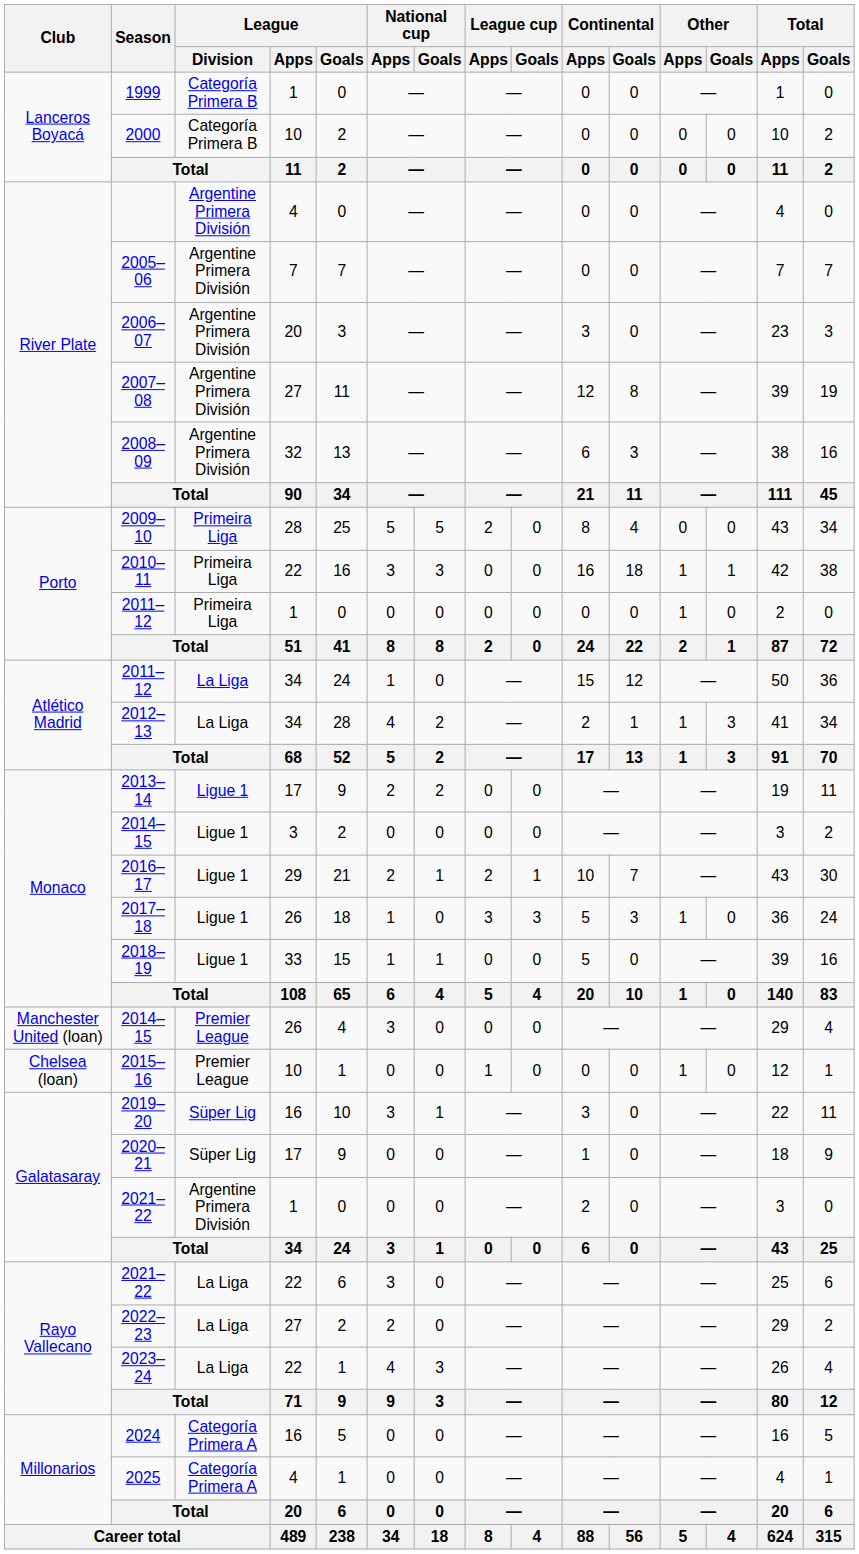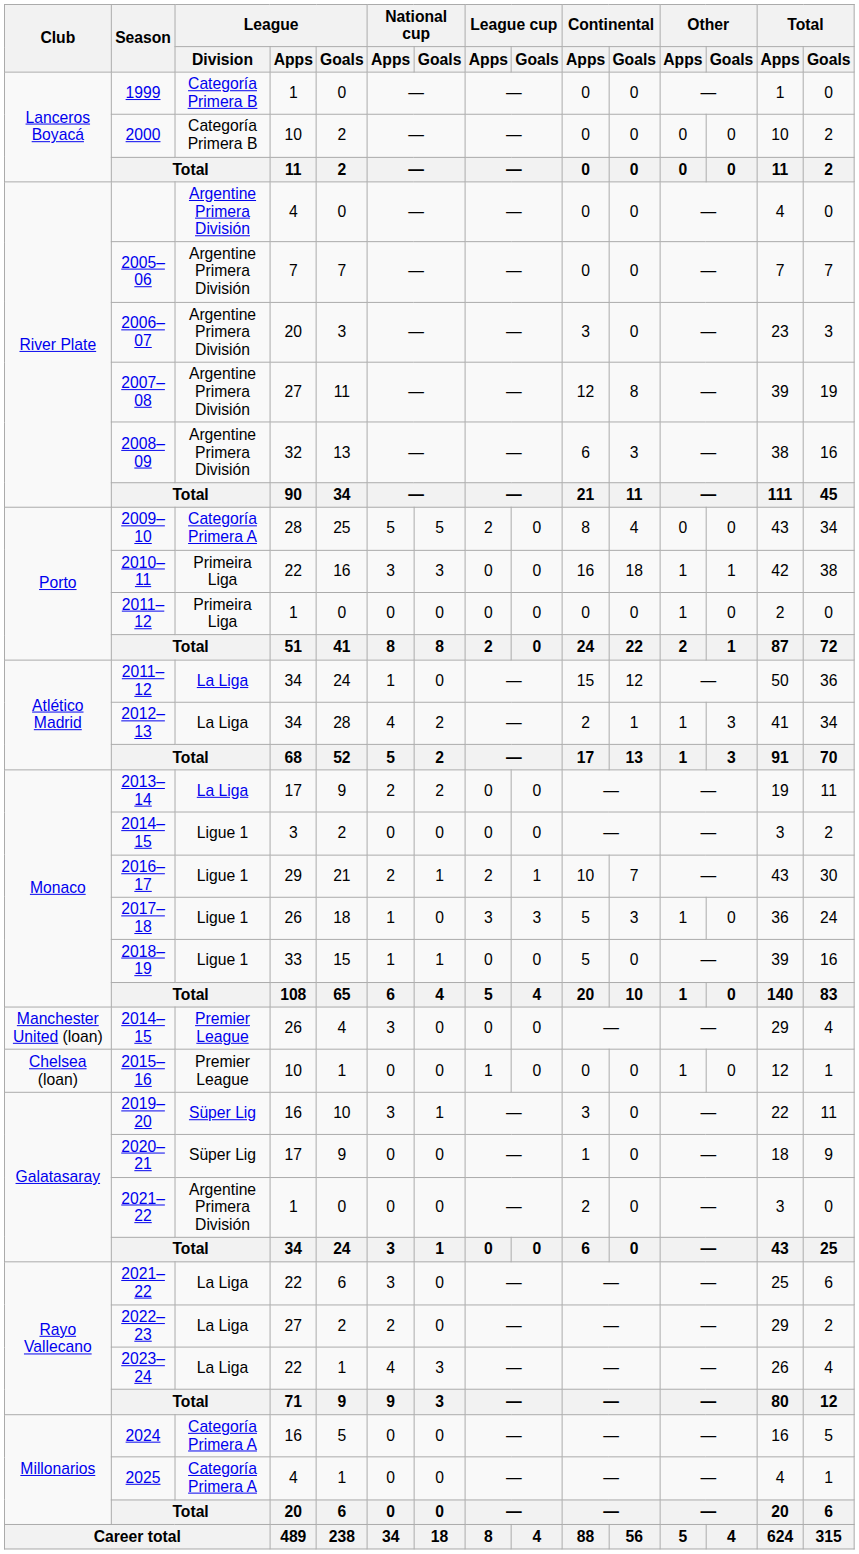(223, 528) Primeira Liga -> (223, 528) Categoría Primera A
(223, 790) Ligue 1 -> (223, 790) La Liga
